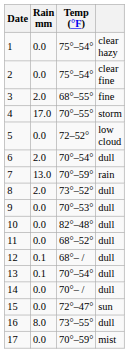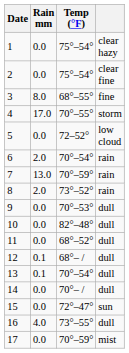(39, 97) 2.0 -> (39, 97) 8.0
(106, 158) dull -> (106, 158) rain
(106, 191) dull -> (106, 191) rain
(39, 323) 8.0 -> (39, 323) 4.0
